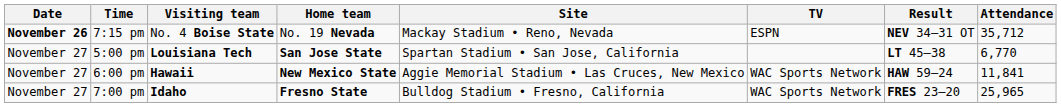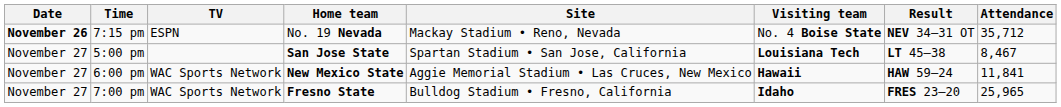columns swapped: (212, 15) <-> (816, 15)
(999, 54) 6,770 -> (999, 54) 8,467
